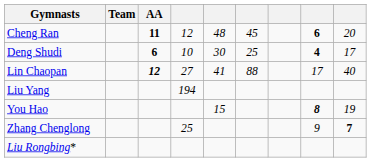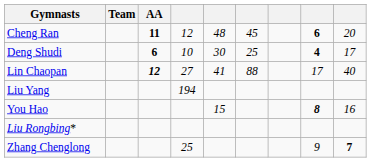(349, 109) 19 -> (349, 109) 16
rows swapped: (49, 128) <-> (42, 147)
